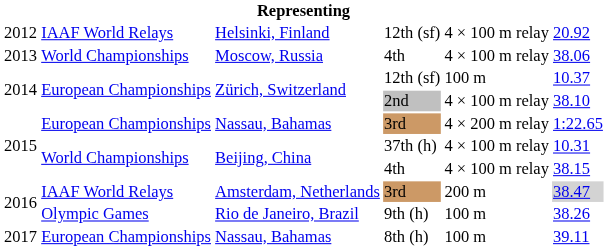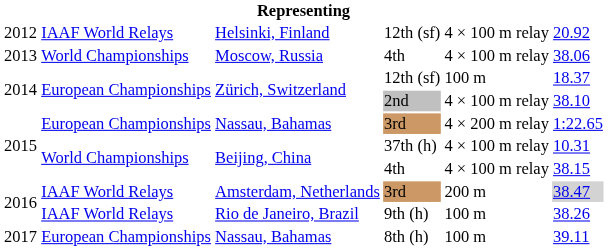(572, 78) 10.37 -> (572, 78) 18.37
(95, 214) Olympic Games -> (107, 214) IAAF World Relays
